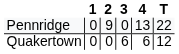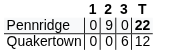- column: (142, 9)
(164, 25) normal -> (142, 25) bold
